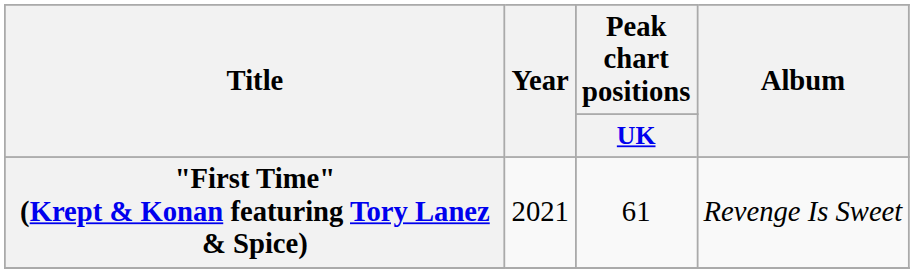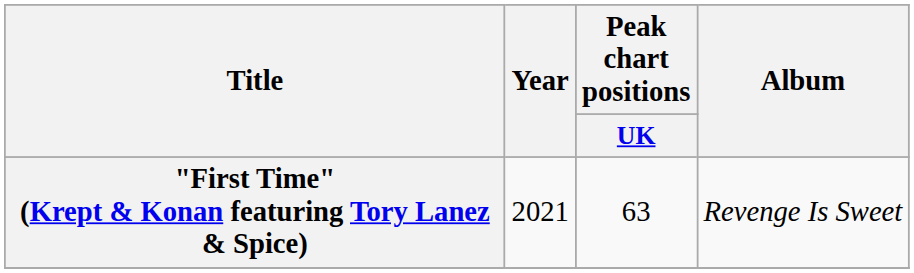(636, 211) 61 -> (636, 211) 63
